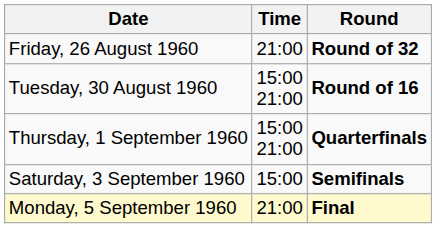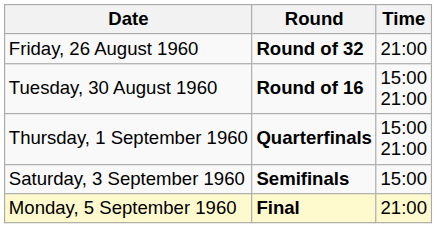columns swapped: (280, 19) <-> (369, 19)
